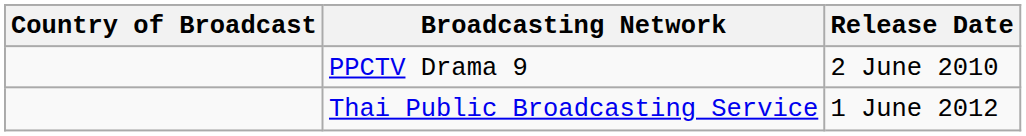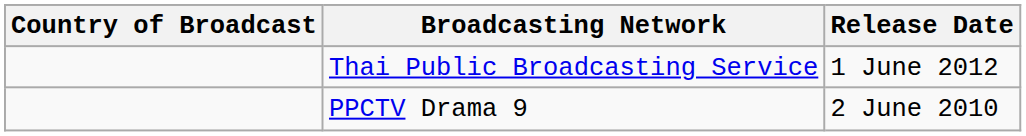rows swapped: (428, 67) <-> (574, 109)
